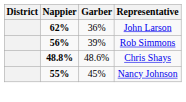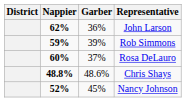(60, 43) 56% -> (60, 43) 59%
+ row: (148, 58)
(60, 74) 55% -> (60, 89) 52%
